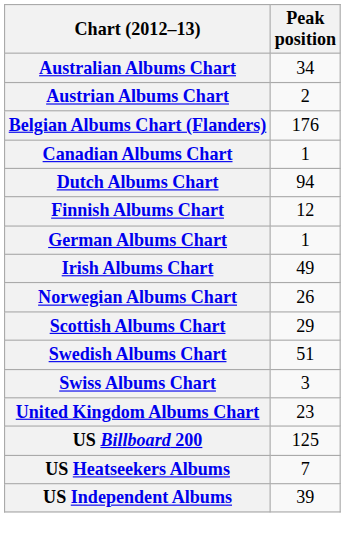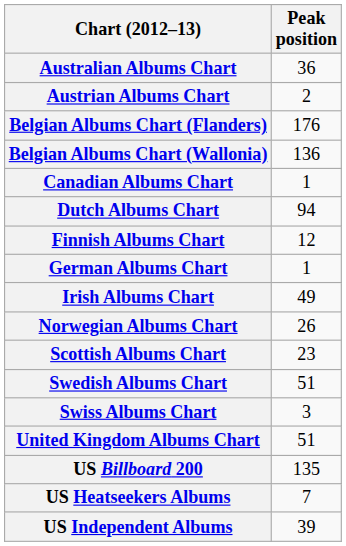(305, 67) 34 -> (306, 67) 36
+ row: (138, 153)
(305, 325) 29 -> (306, 354) 23
(305, 411) 23 -> (306, 440) 51
(305, 440) 125 -> (306, 469) 135
